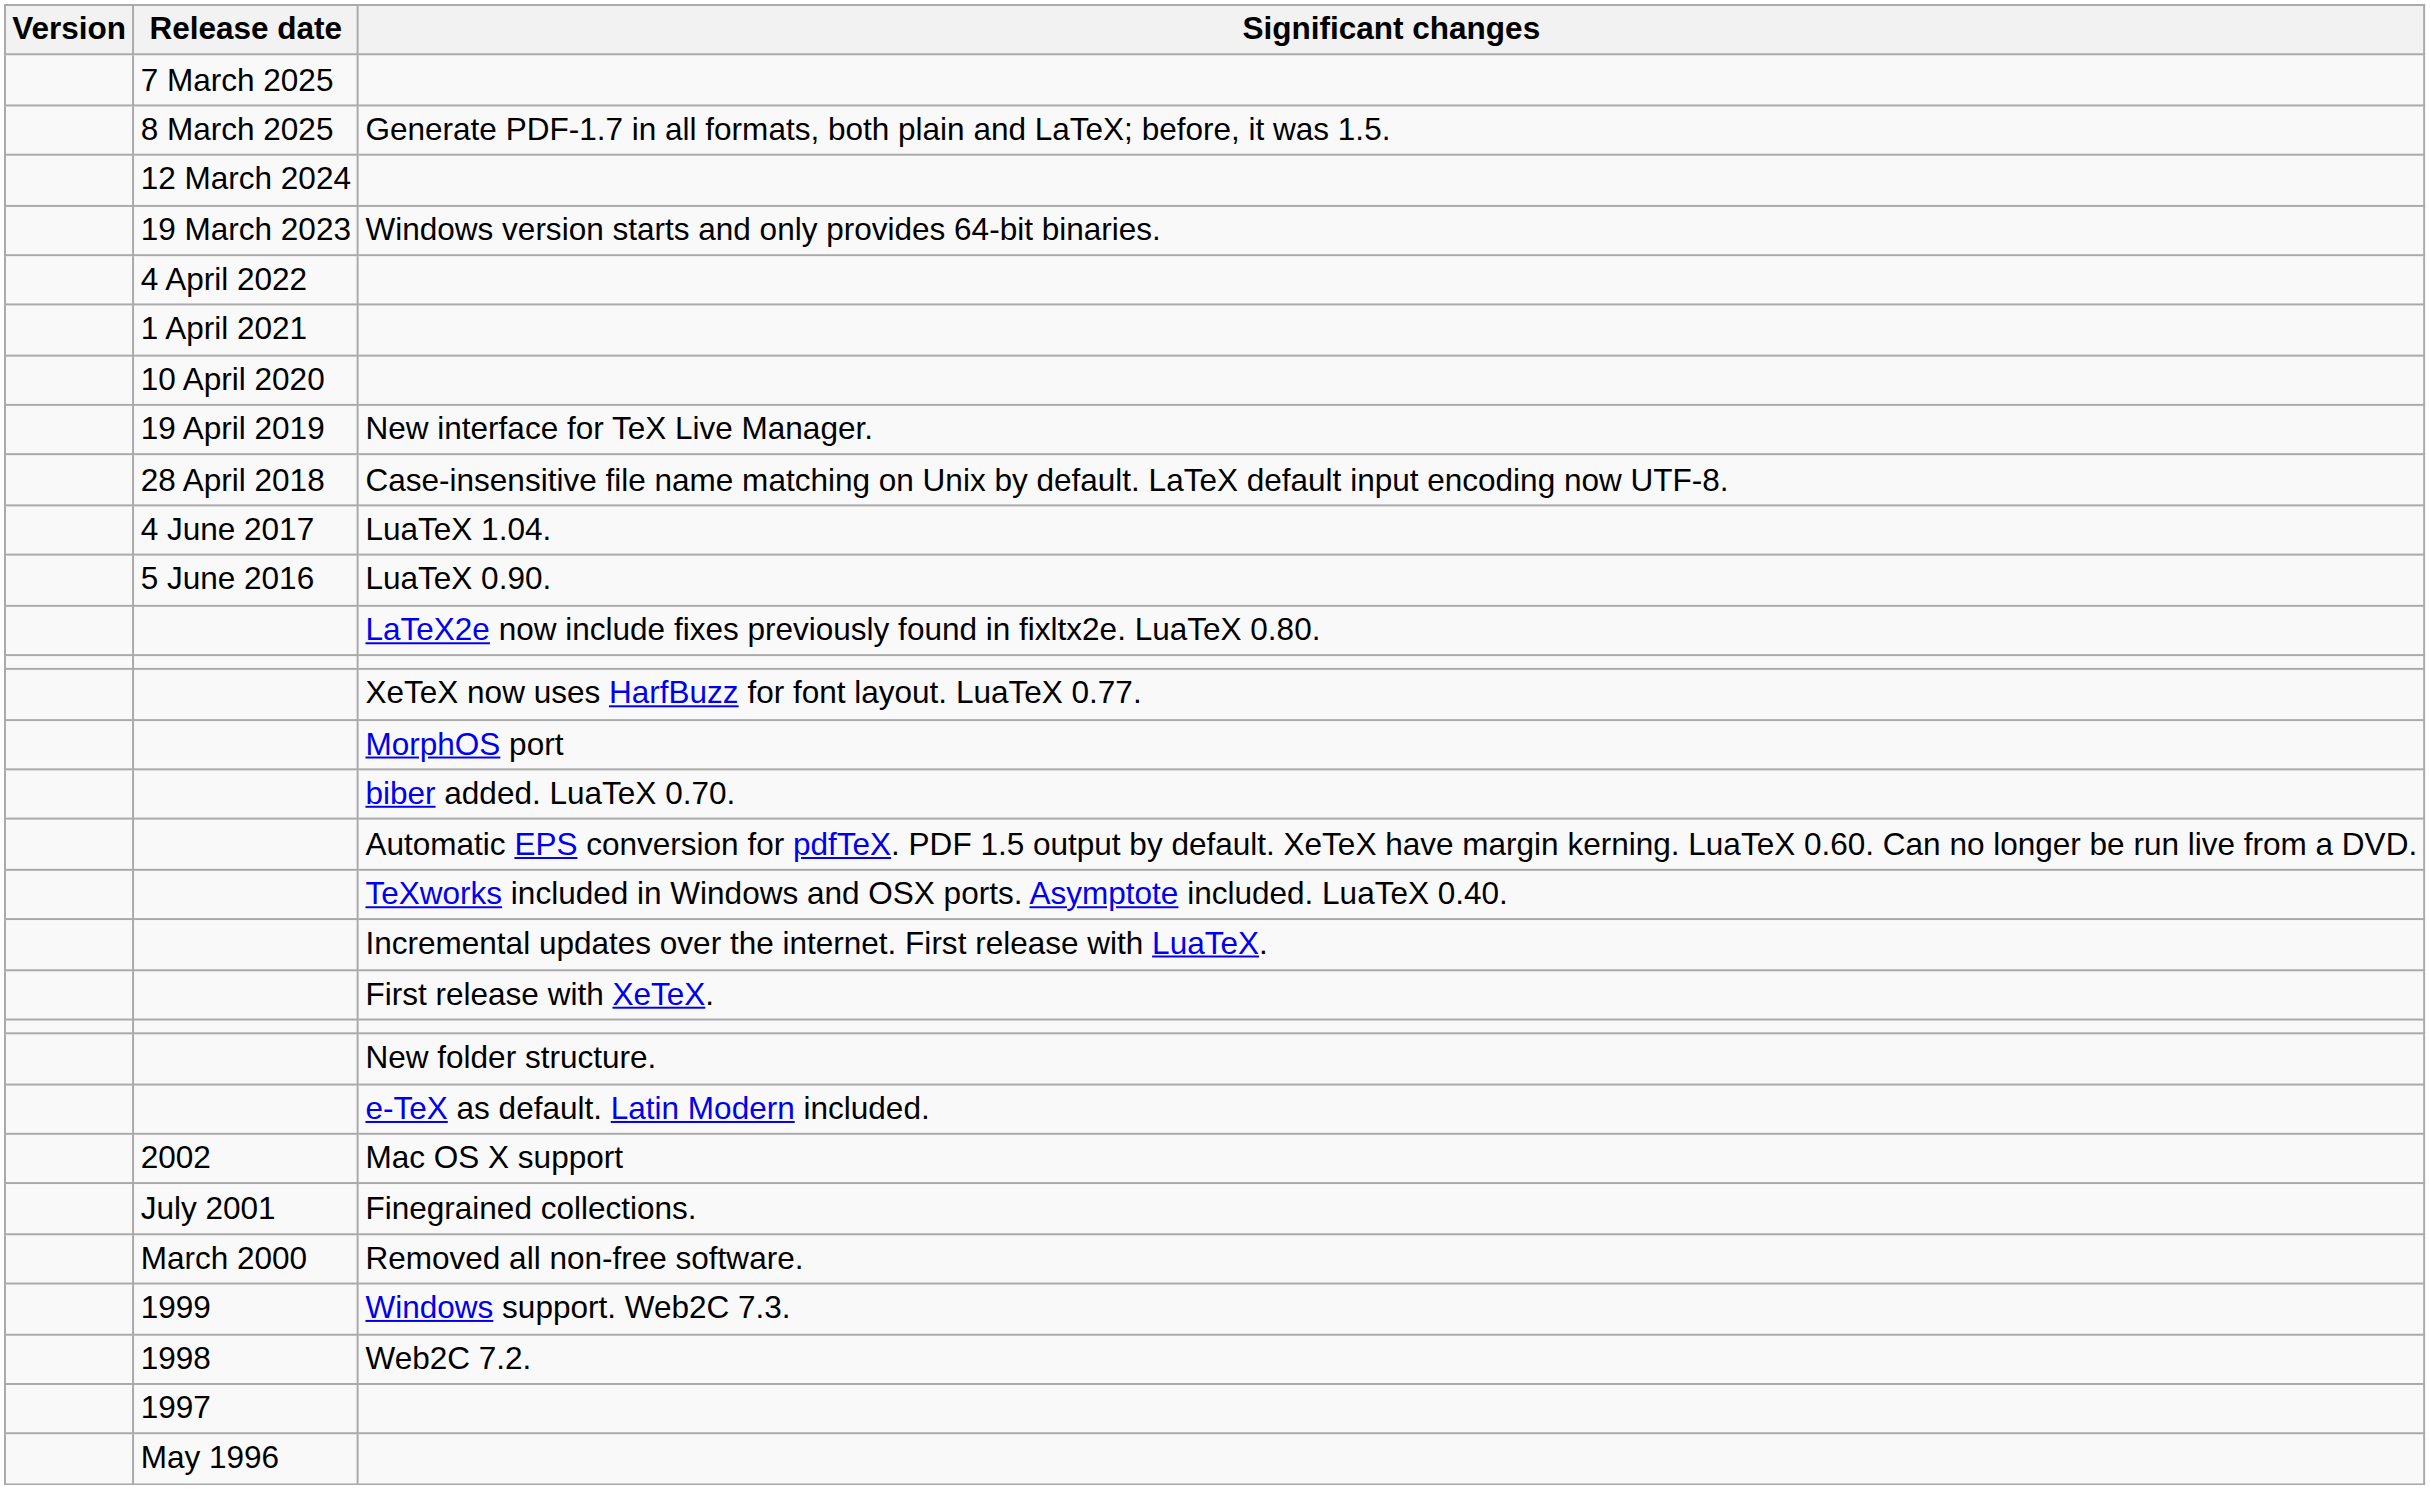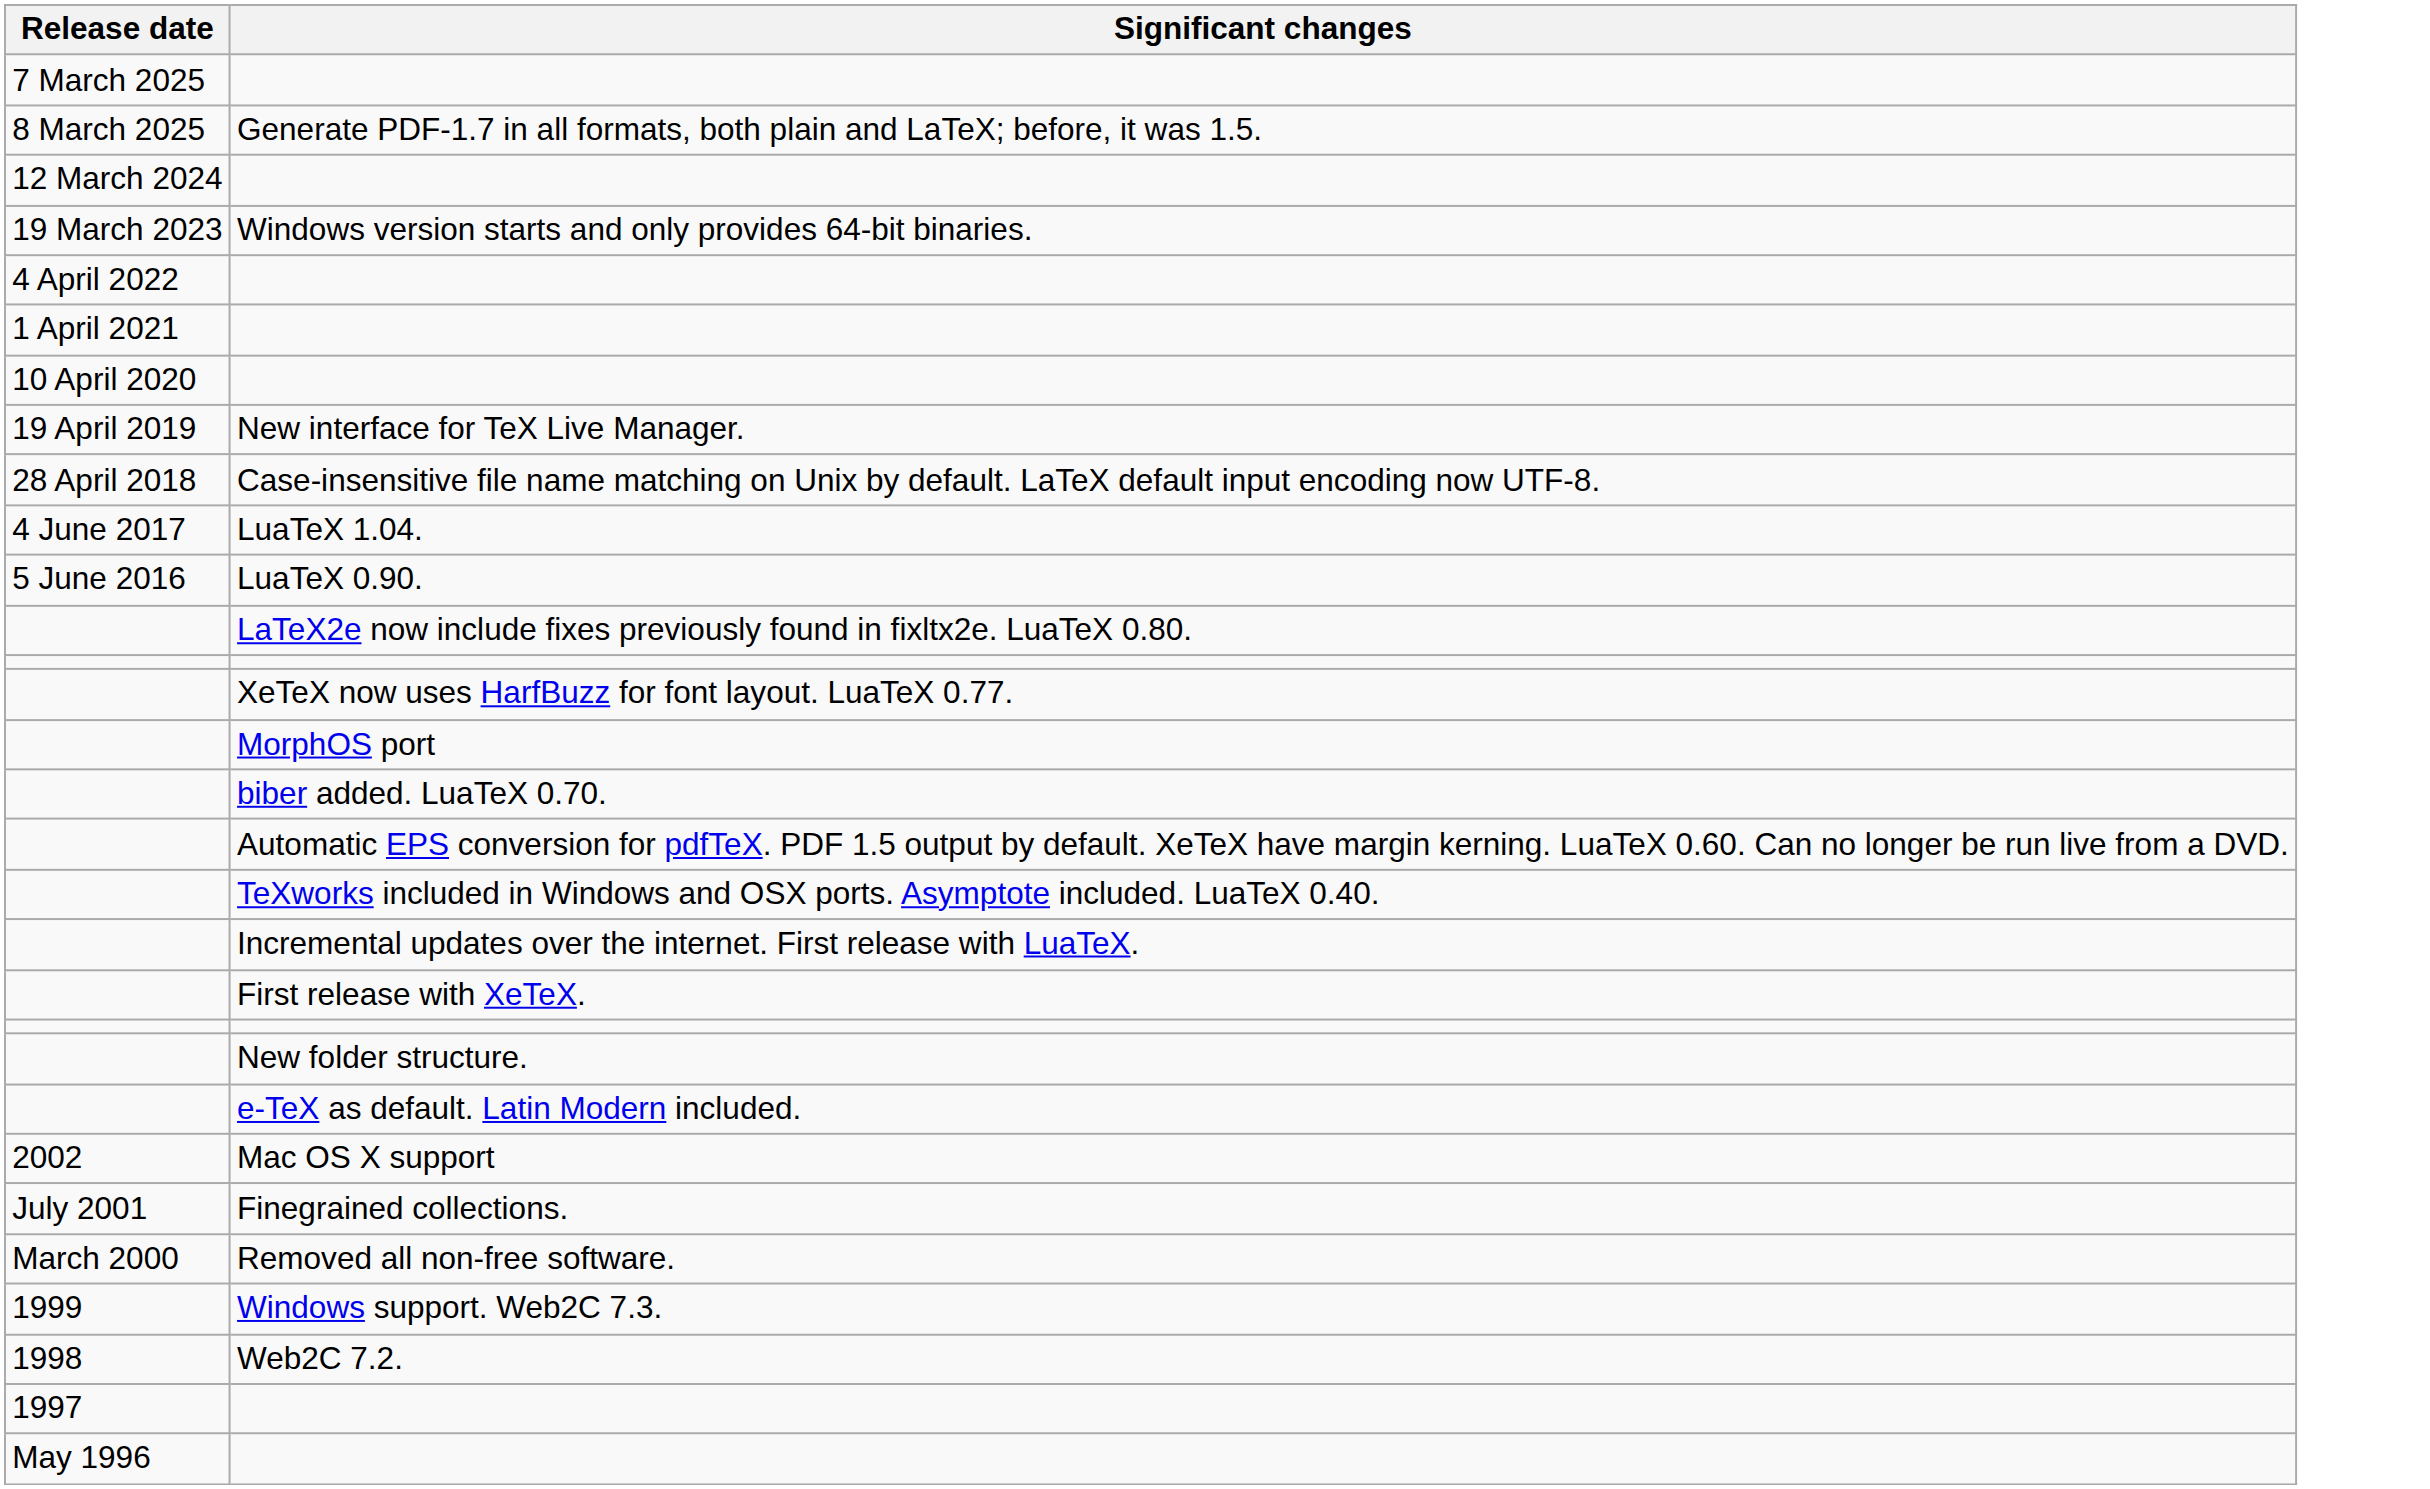- column: (69, 29)
